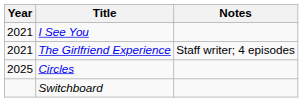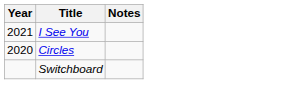- row: (105, 50)
(20, 69) 2025 -> (20, 50) 2020
